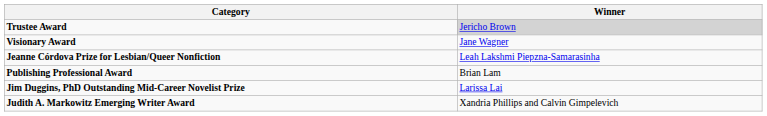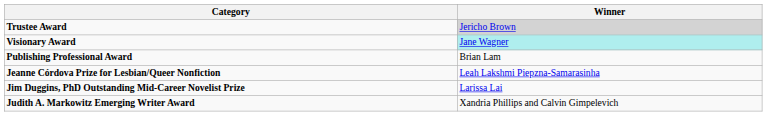(484, 42) no background -> (484, 42) paleturquoise background
rows swapped: (69, 73) <-> (113, 57)
